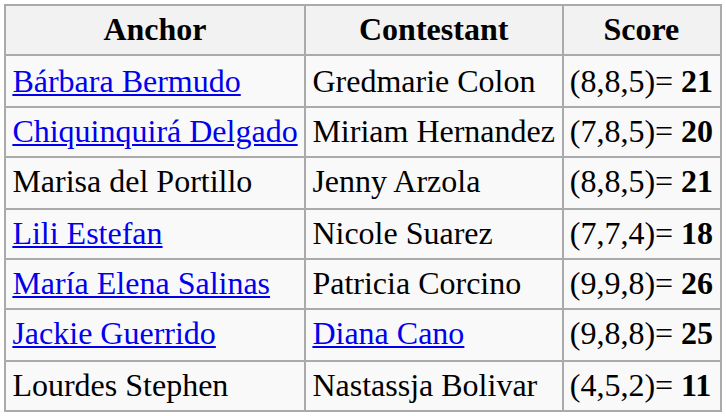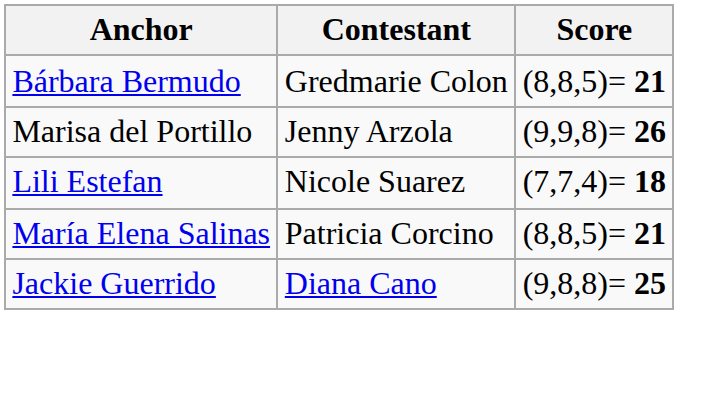- row: (155, 131)
(641, 182) (8,8,5)= 21 -> (594, 131) (9,9,8)= 26
(641, 283) (9,9,8)= 26 -> (594, 232) (8,8,5)= 21
- row: (120, 385)
